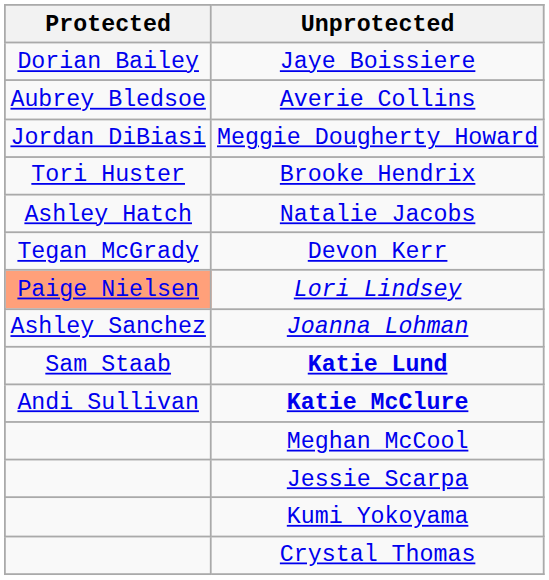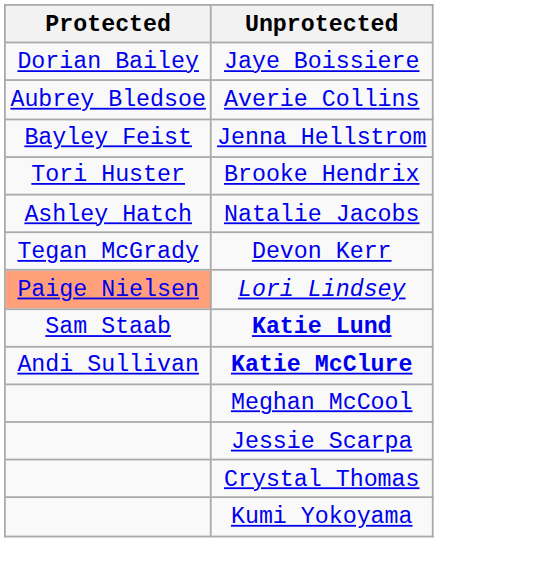- row: (378, 138)
+ row: (322, 138)
- row: (378, 327)
rows swapped: (378, 555) <-> (378, 517)
